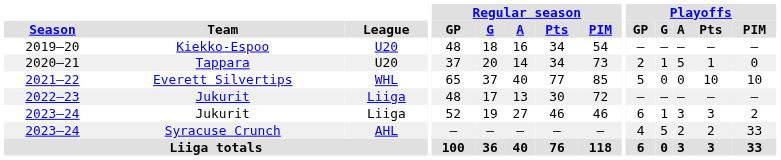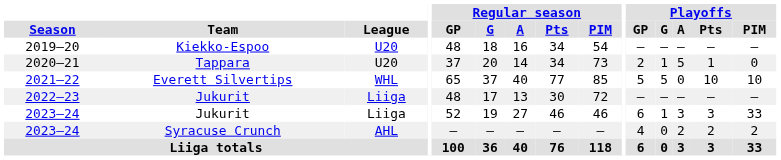(664, 80) 0 -> (664, 80) 5
(754, 113) 2 -> (754, 113) 33
(664, 130) 5 -> (664, 130) 0
(754, 130) 33 -> (754, 130) 2
